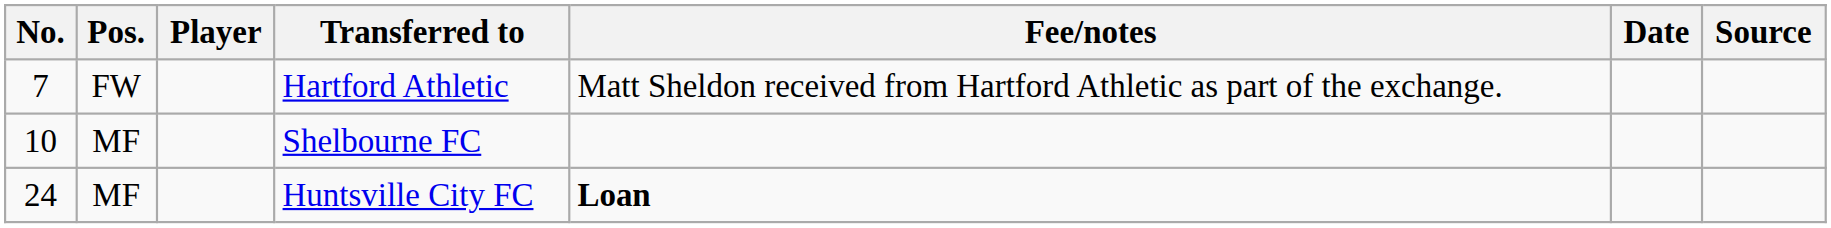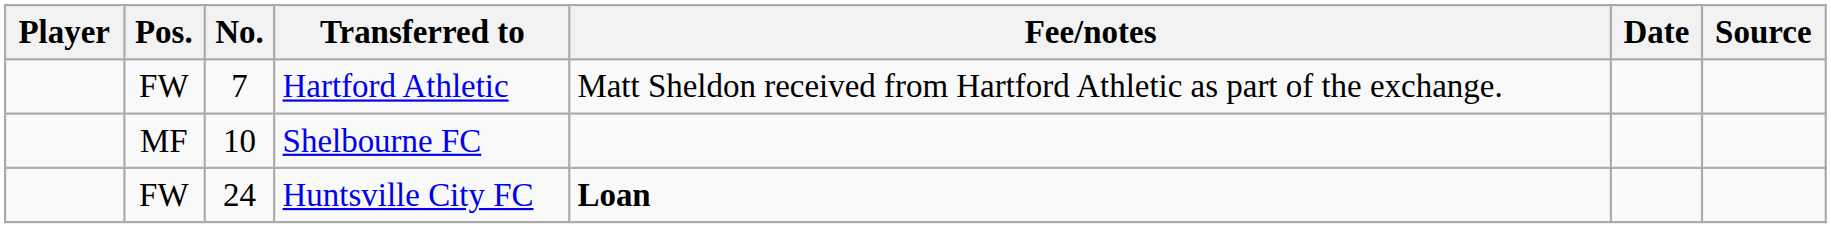columns swapped: (40, 31) <-> (216, 31)
(116, 195) MF -> (164, 195) FW
